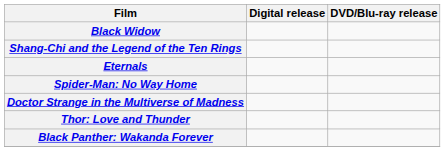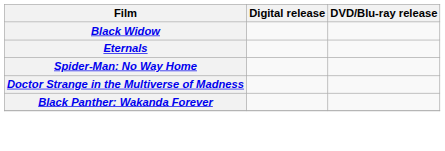- row: (125, 48)
- row: (125, 119)
